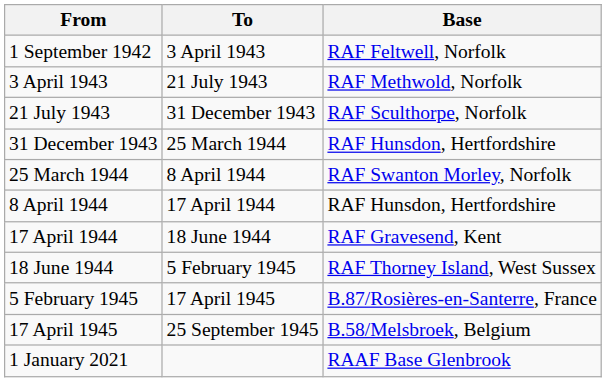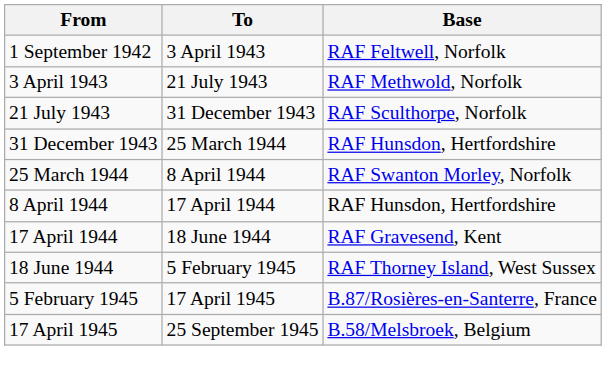- row: (69, 360)
